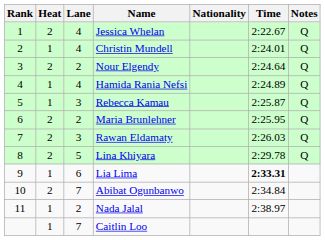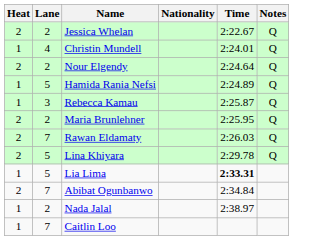- column: (20, 13)
(79, 31) 4 -> (47, 31) 2
(79, 84) 4 -> (47, 84) 5
(79, 137) 3 -> (47, 137) 7
(79, 173) 6 -> (47, 173) 5
